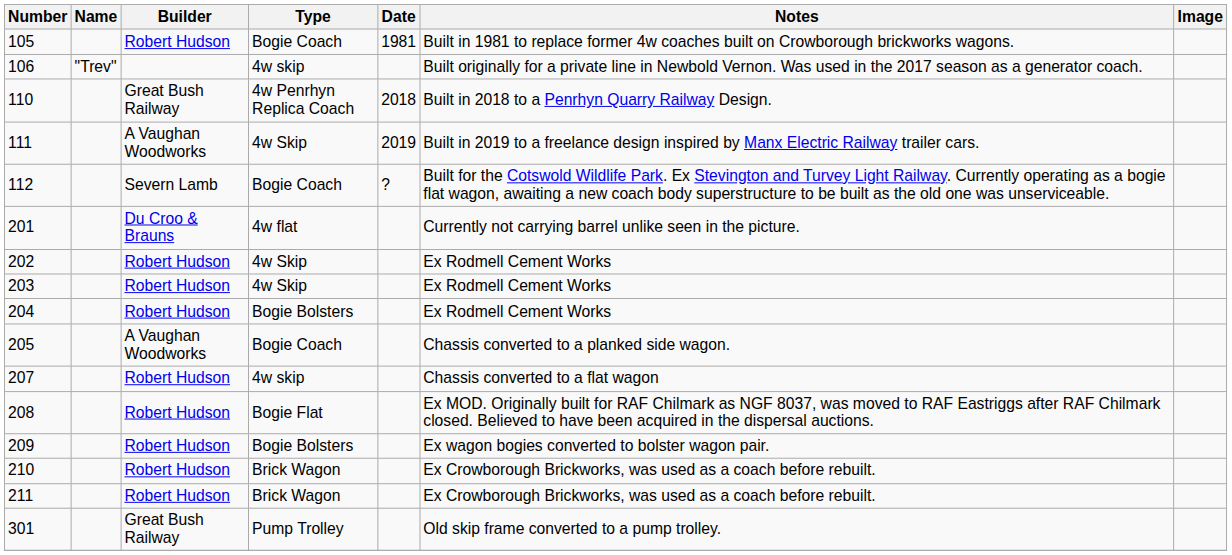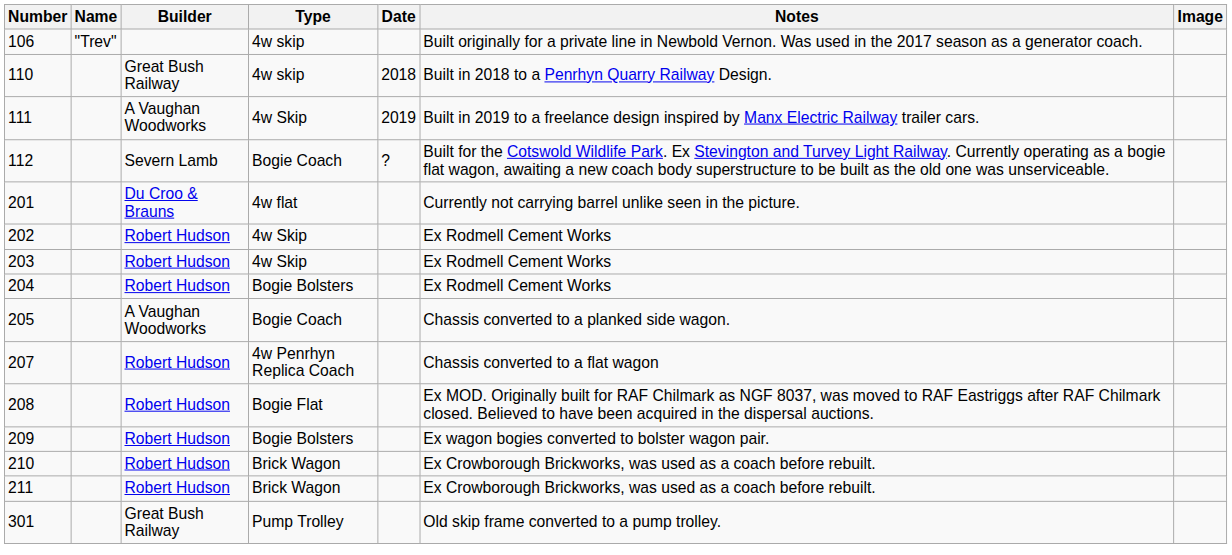- row: (21, 41)
(303, 100) 4w Penrhyn Replica Coach -> (278, 75) 4w skip
(278, 378) 4w skip -> (303, 362) 4w Penrhyn Replica Coach
